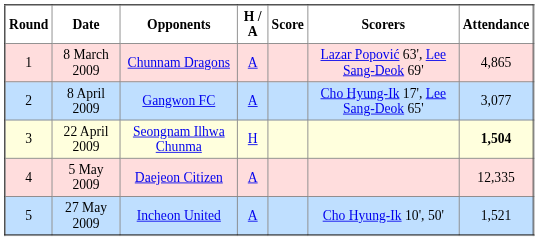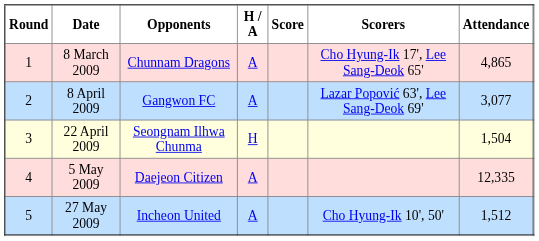(383, 62) Lazar Popović 63', Lee Sang-Deok 69' -> (383, 62) Cho Hyung-Ik 17', Lee Sang-Deok 65'
(383, 100) Cho Hyung-Ik 17', Lee Sang-Deok 65' -> (383, 100) Lazar Popović 63', Lee Sang-Deok 69'
(496, 139) bold -> (496, 139) normal
(496, 215) 1,521 -> (496, 215) 1,512
